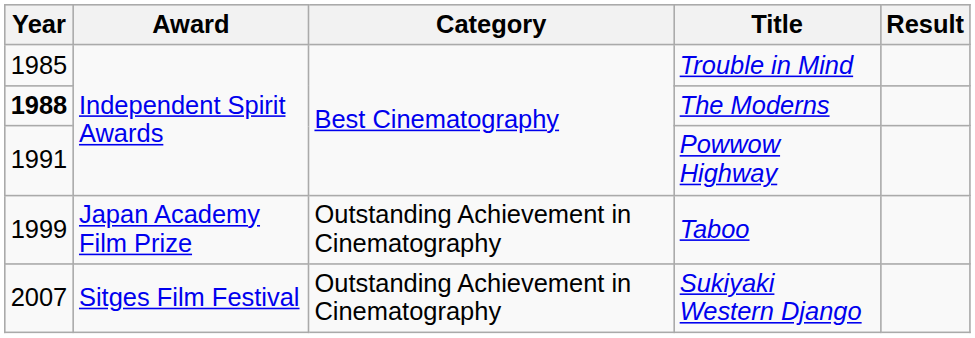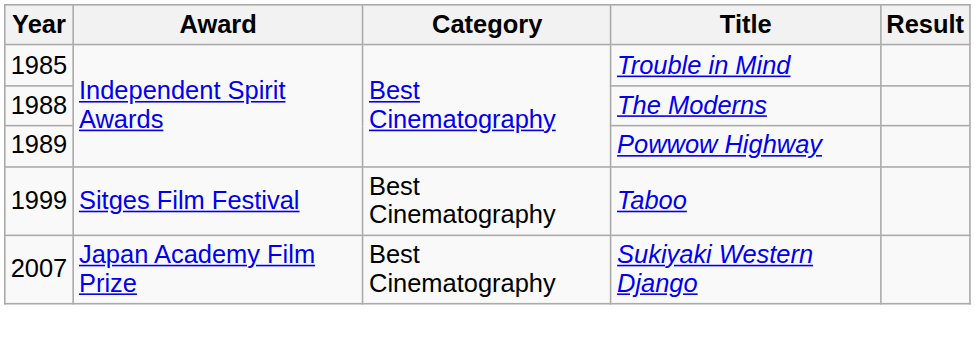(39, 105) bold -> (39, 105) normal
(39, 160) 1991 -> (39, 145) 1989
(169, 228) Japan Academy Film Prize -> (189, 200) Sitges Film Festival
(473, 228) Outstanding Achievement in Cinematography -> (462, 200) Best Cinematography
(189, 297) Sitges Film Festival -> (197, 269) Japan Academy Film Prize
(473, 297) Outstanding Achievement in Cinematography -> (462, 269) Best Cinematography
